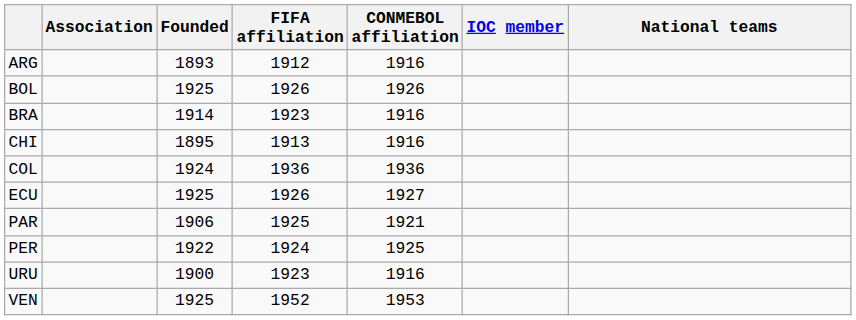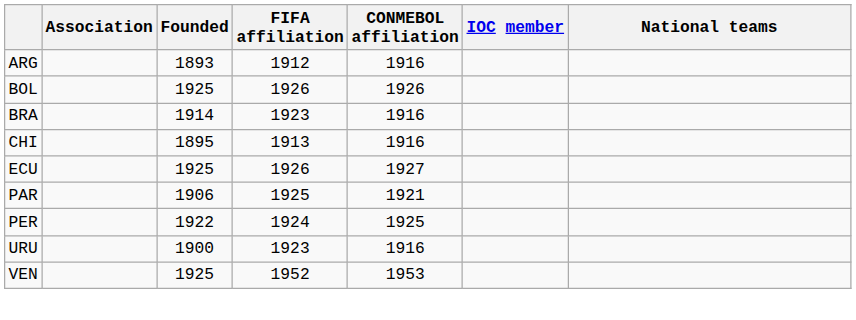- row: (23, 169)
